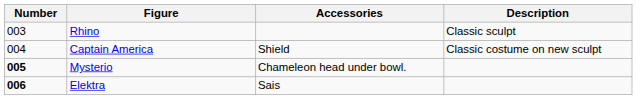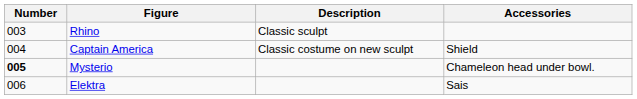columns swapped: (538, 13) <-> (349, 13)
(16, 85) bold -> (16, 85) normal
